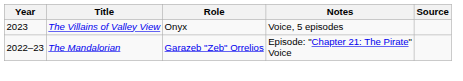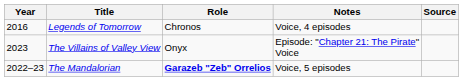+ row: (95, 27)
(306, 27) Voice, 5 episodes -> (347, 47) Episode: "Chapter 21: The Pirate" Voice
(214, 47) normal -> (218, 68) bold
(340, 47) Episode: "Chapter 21: The Pirate" Voice -> (313, 68) Voice, 5 episodes
